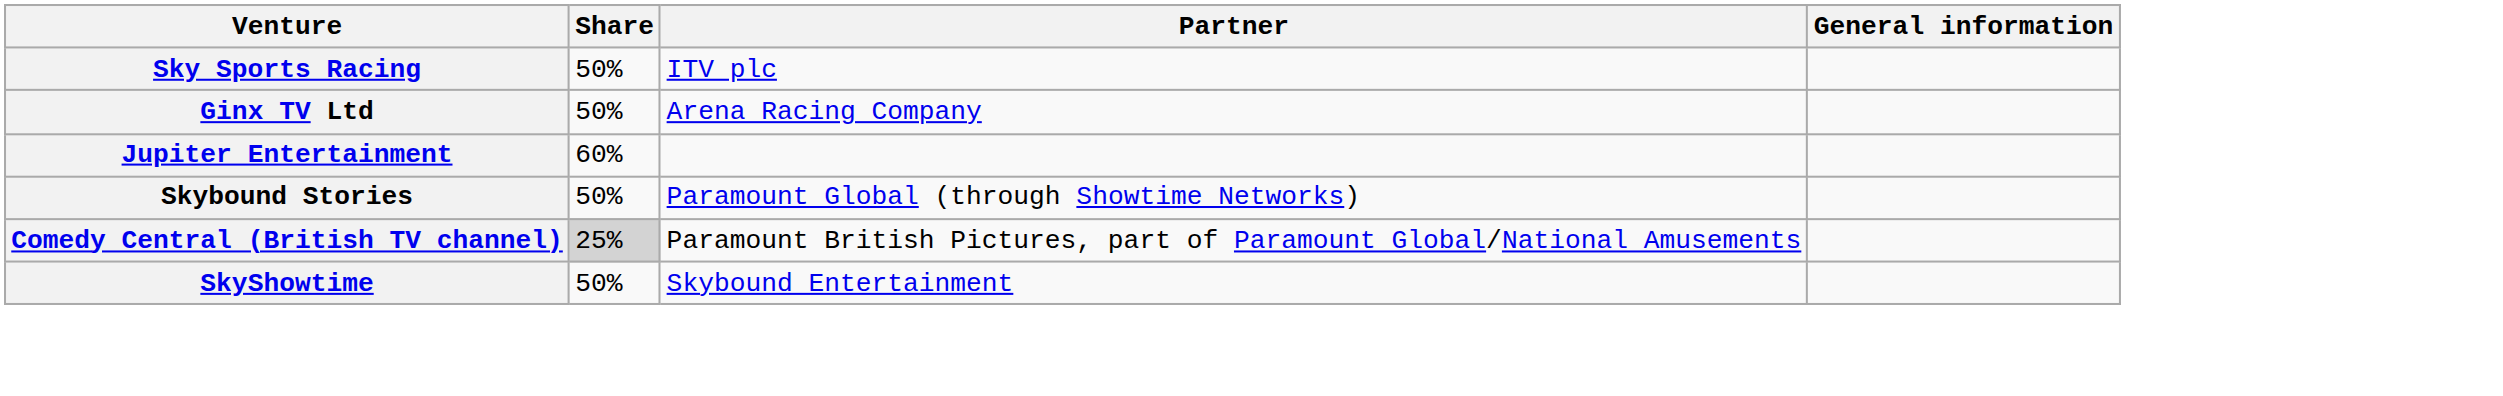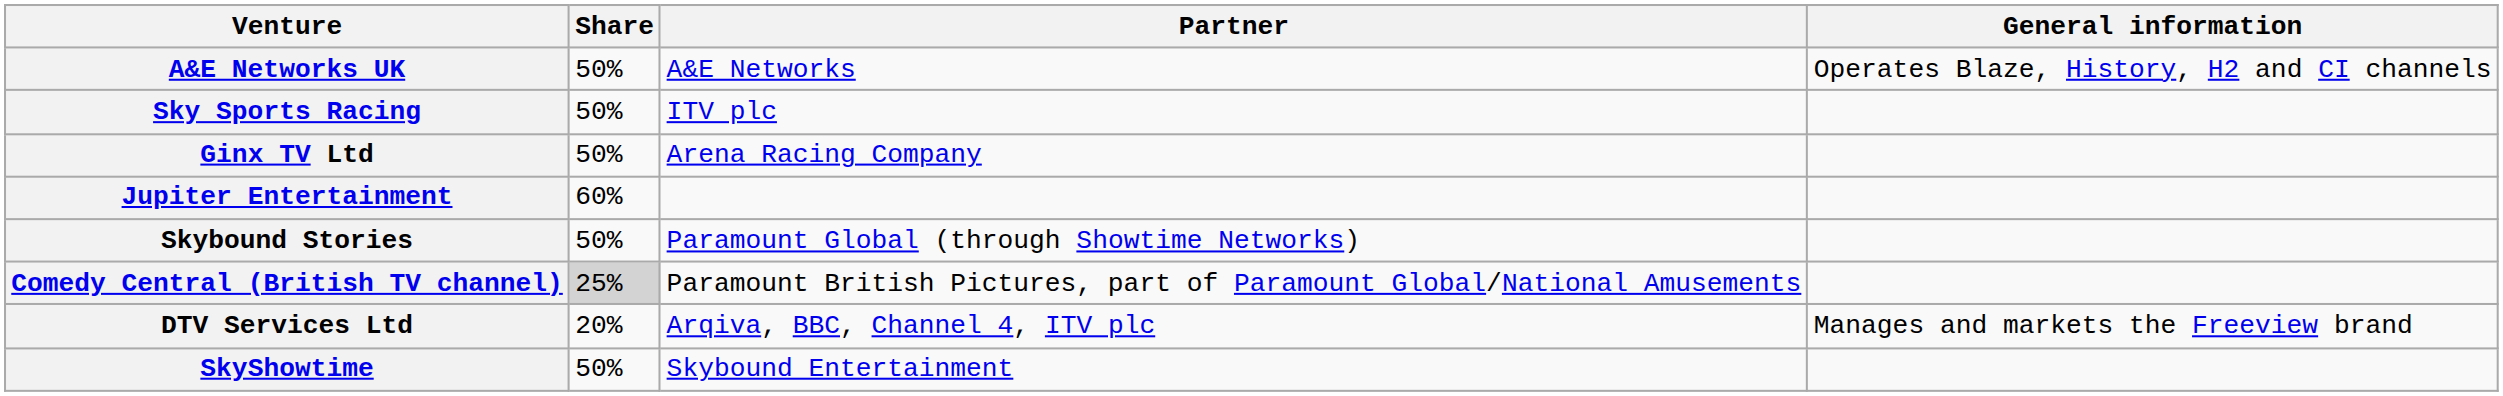+ row: (287, 69)
+ row: (287, 326)
